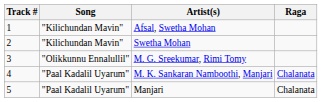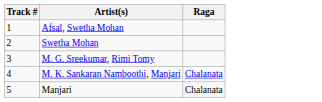- column: (86, 12)
